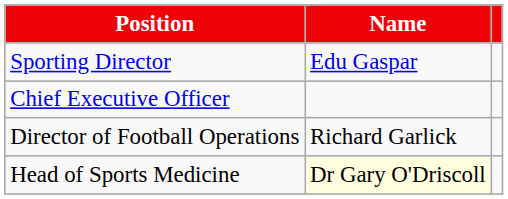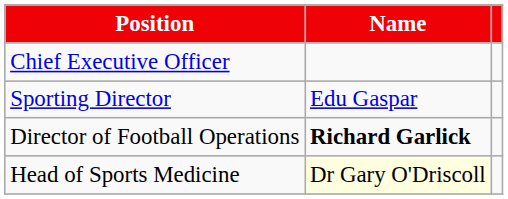rows swapped: (120, 99) <-> (91, 61)
(383, 137) normal -> (390, 137) bold
